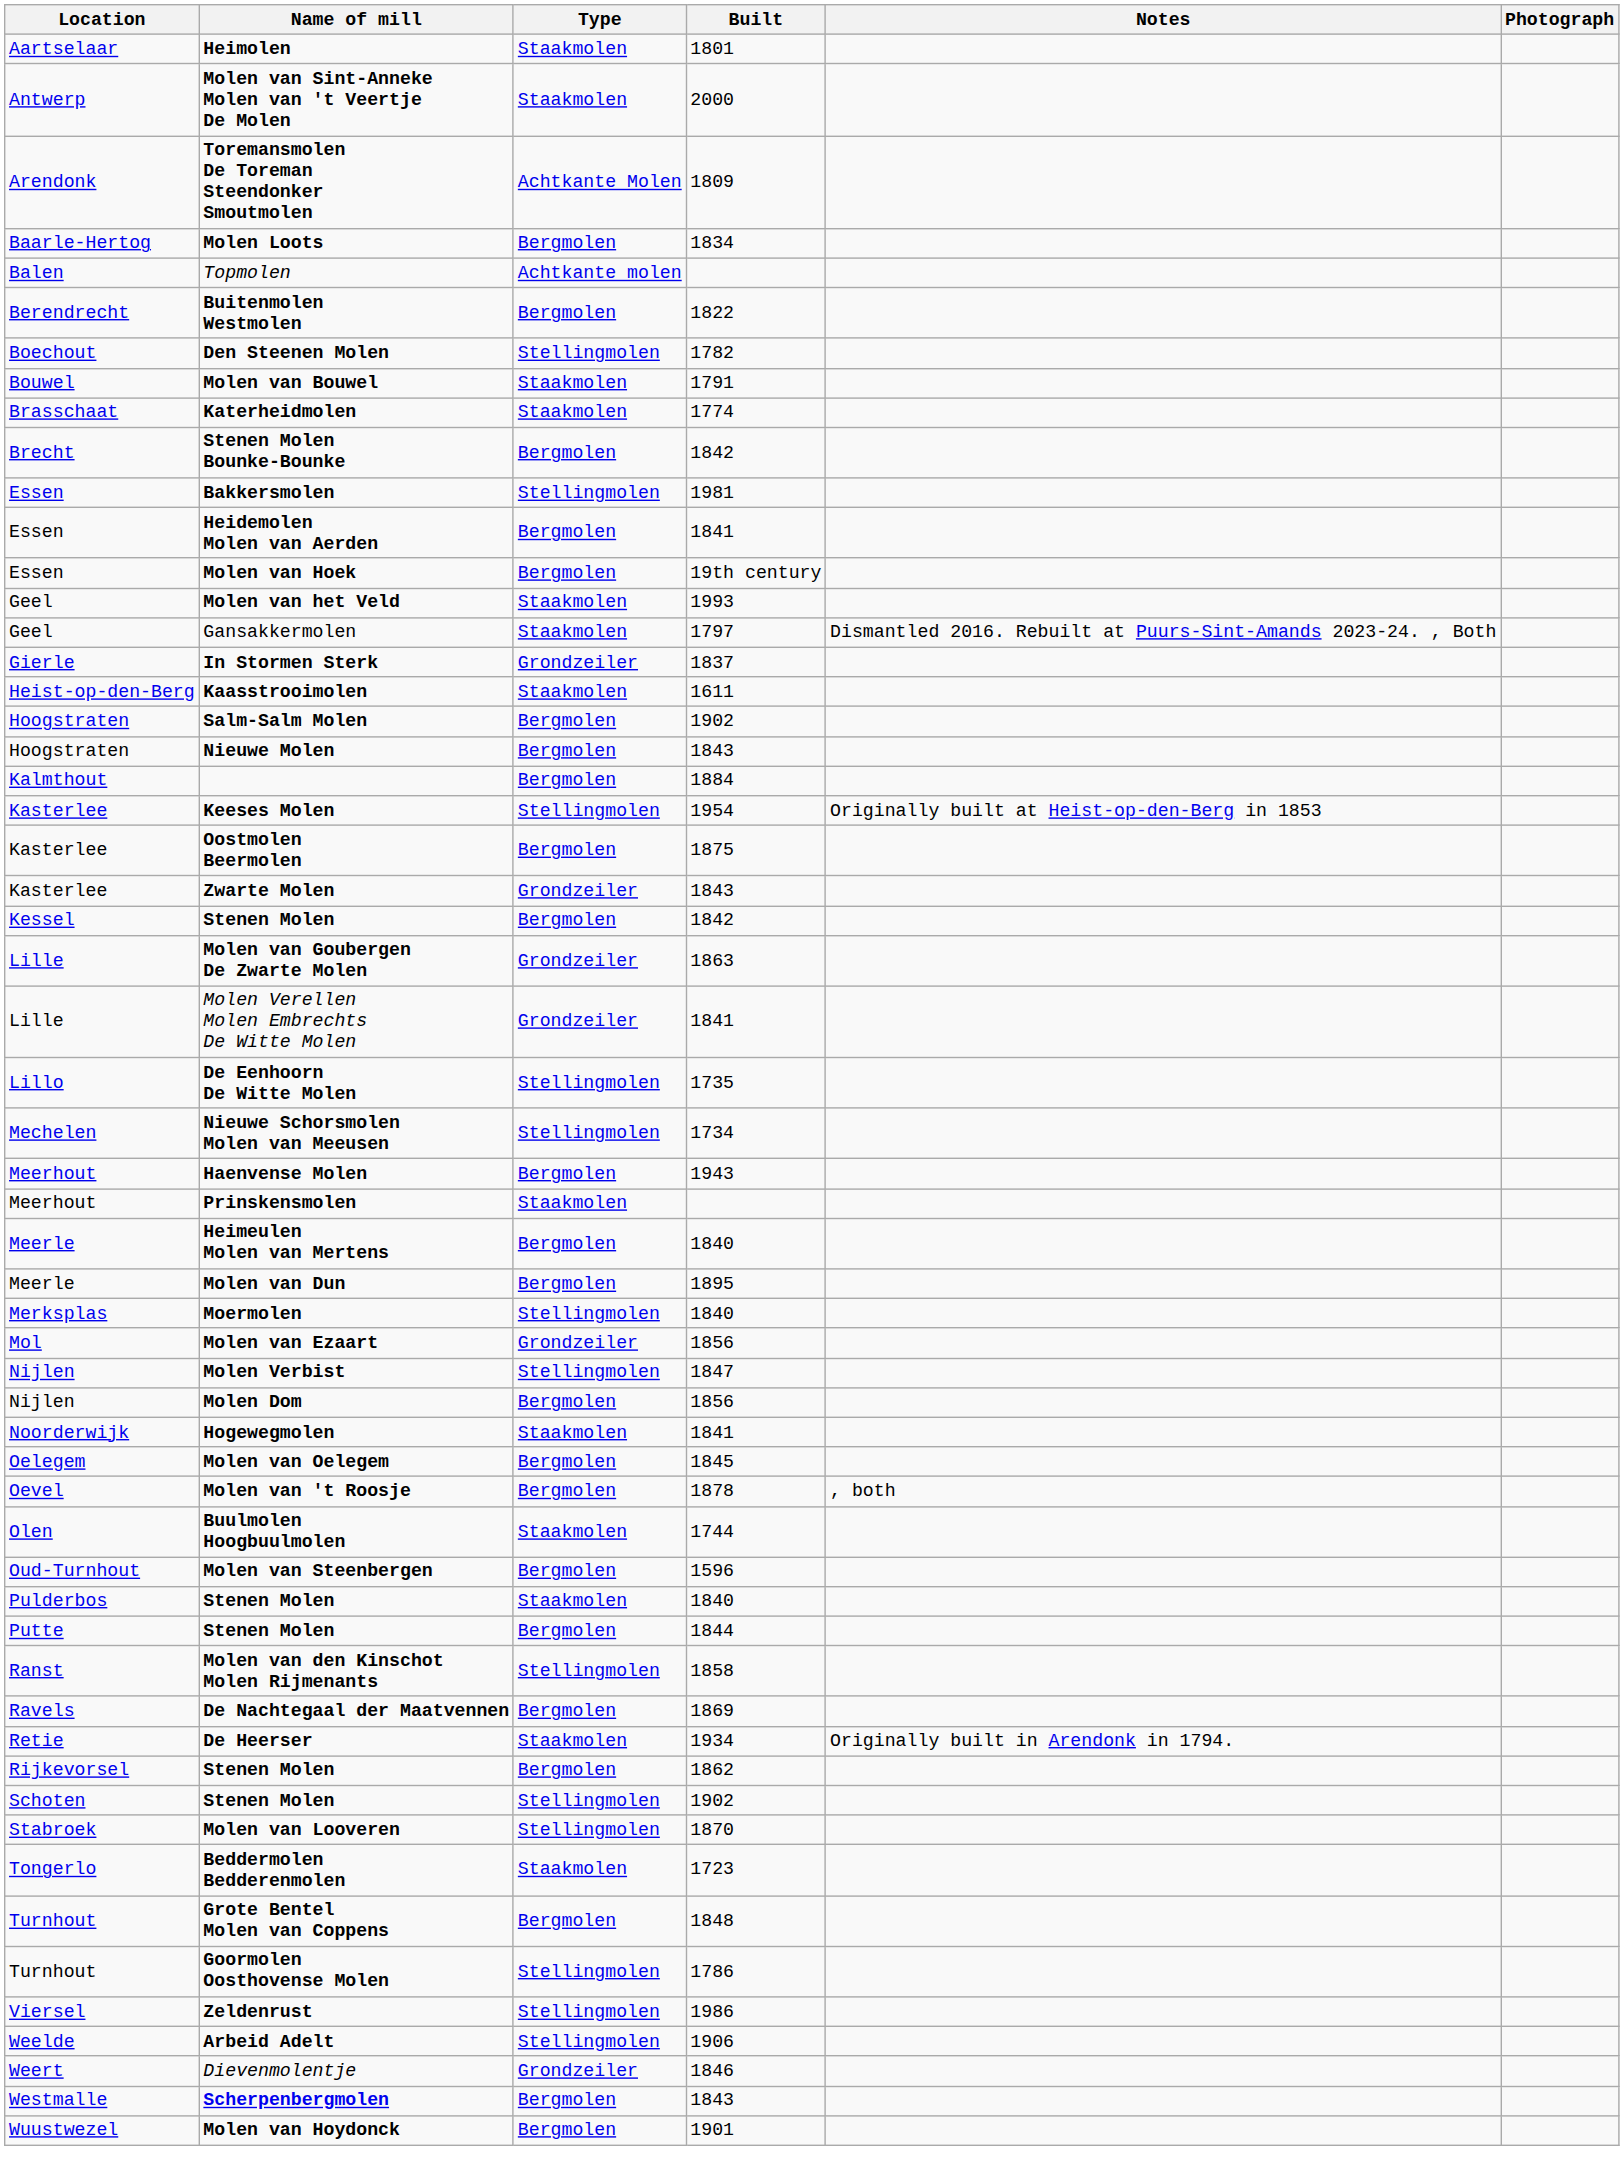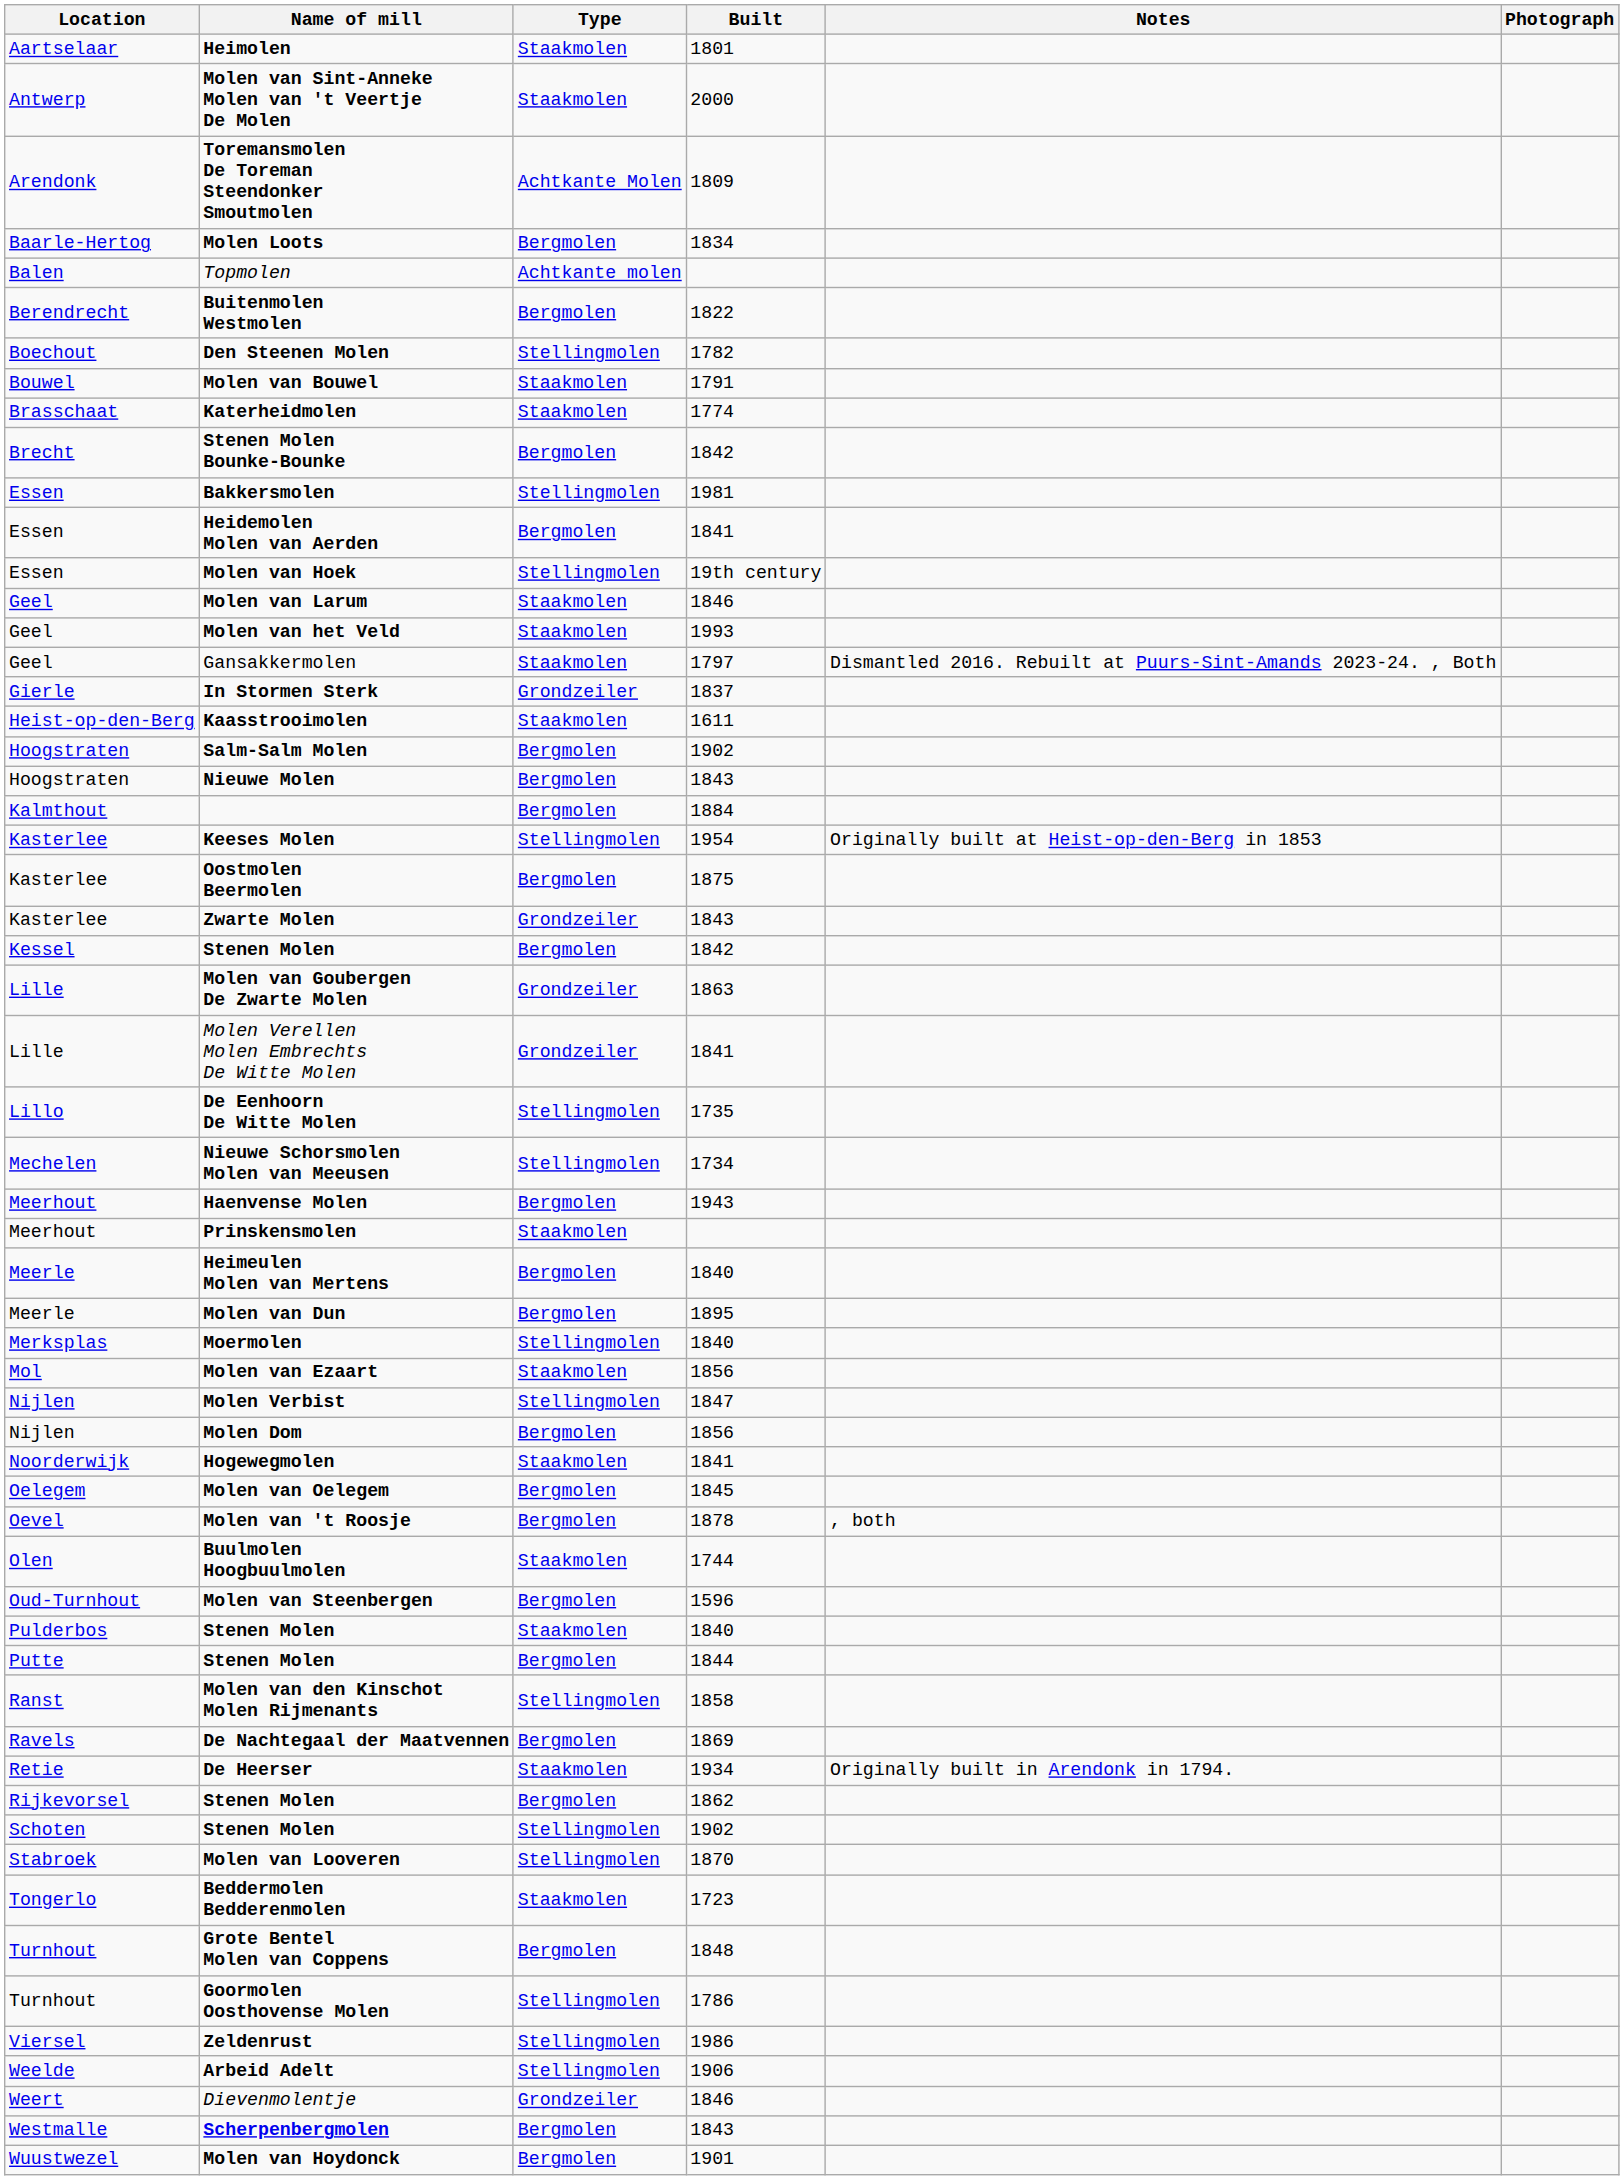(567, 573) Bergmolen -> (589, 573) Stellingmolen
+ row: (285, 603)
(578, 1343) Grondzeiler -> (572, 1373) Staakmolen
